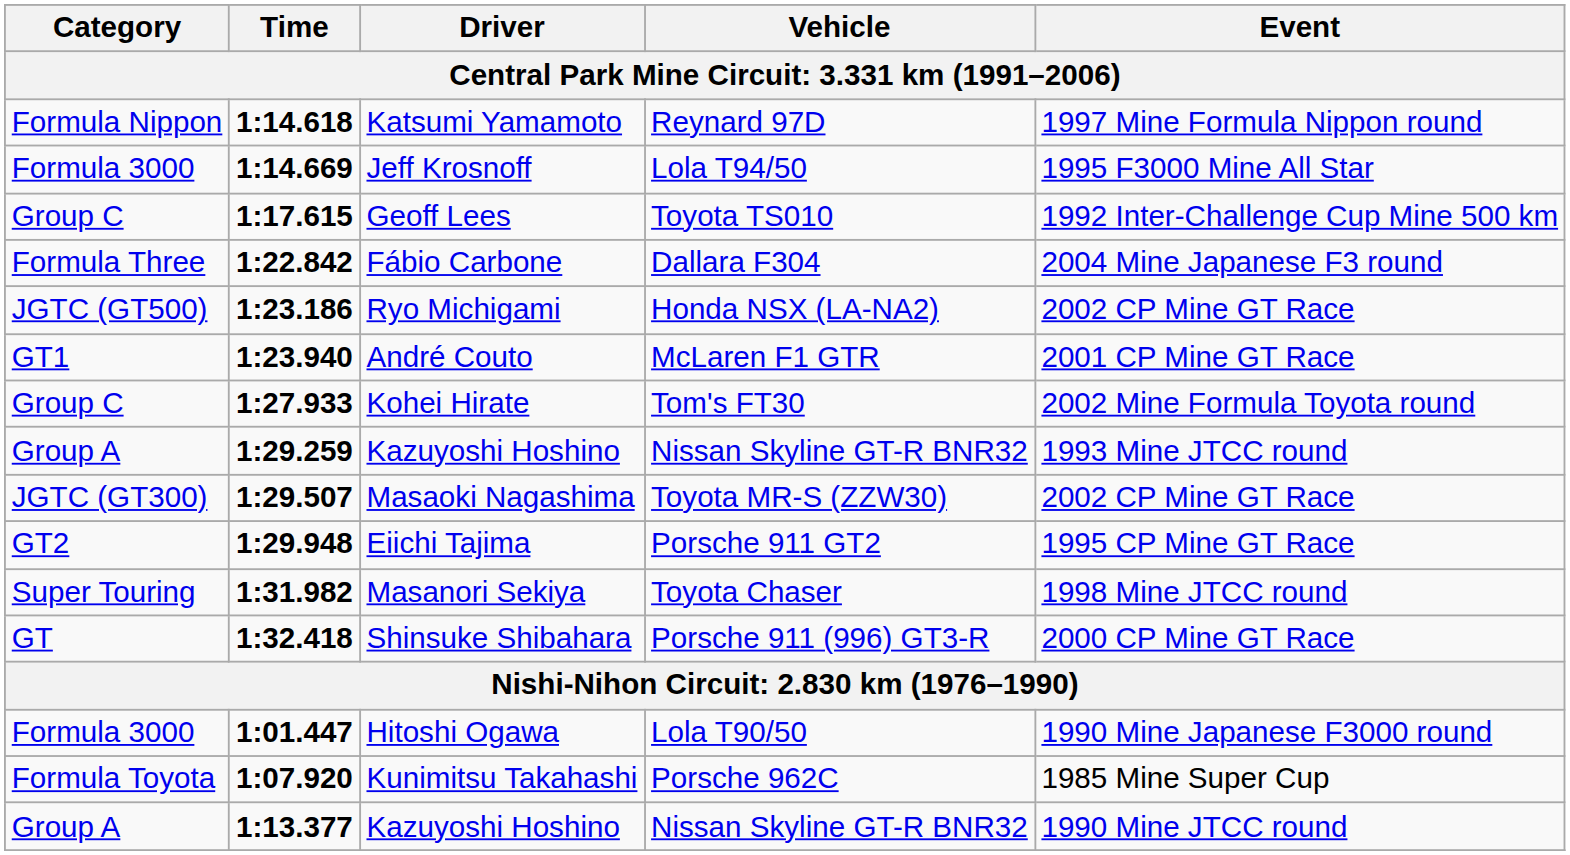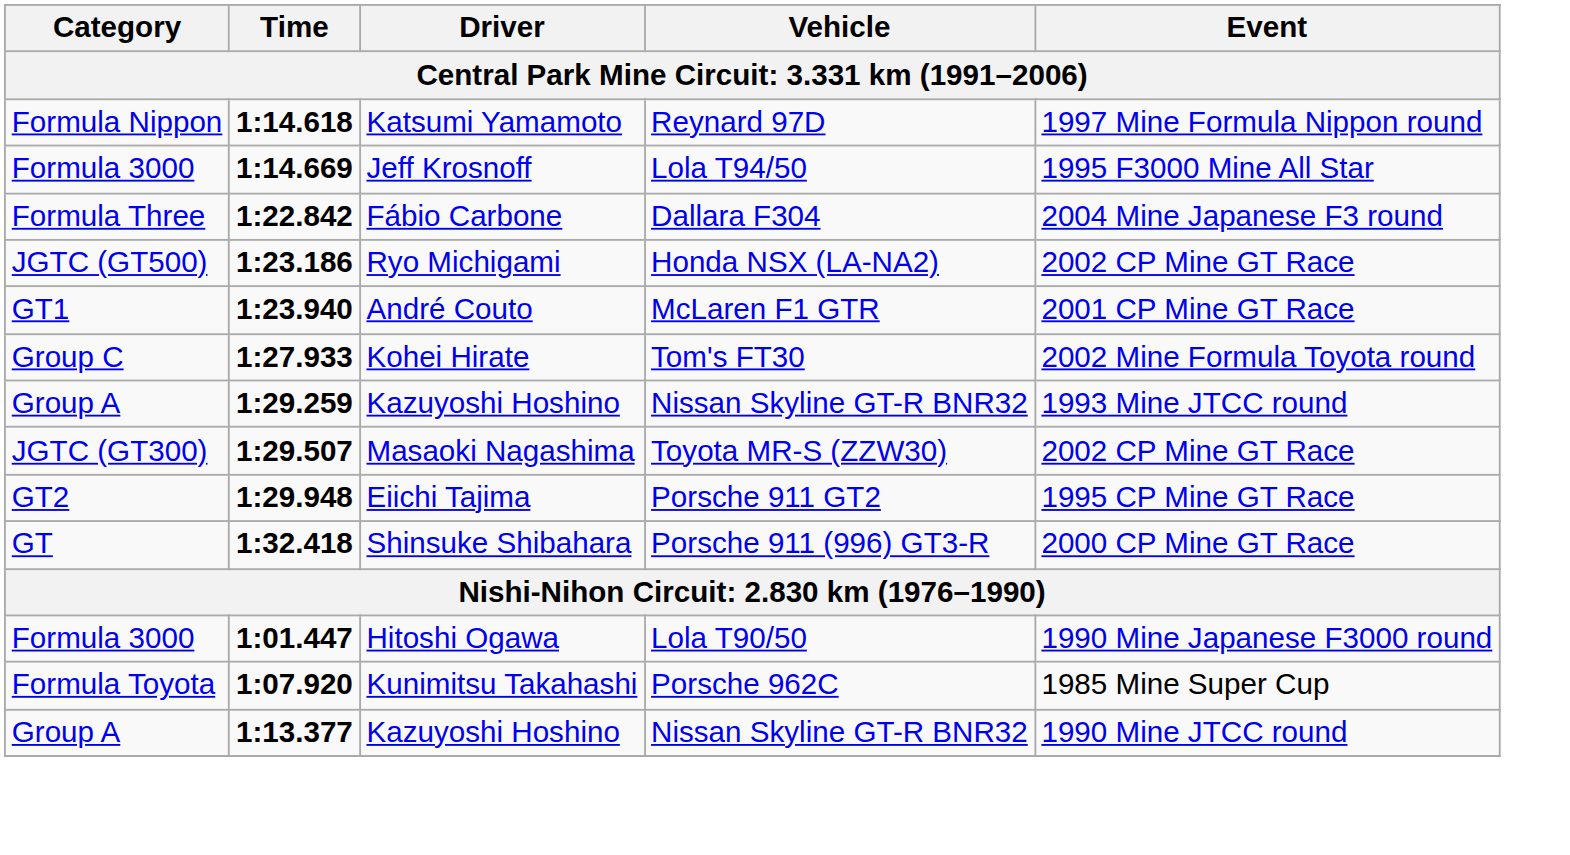- row: (294, 215)
- row: (294, 591)
